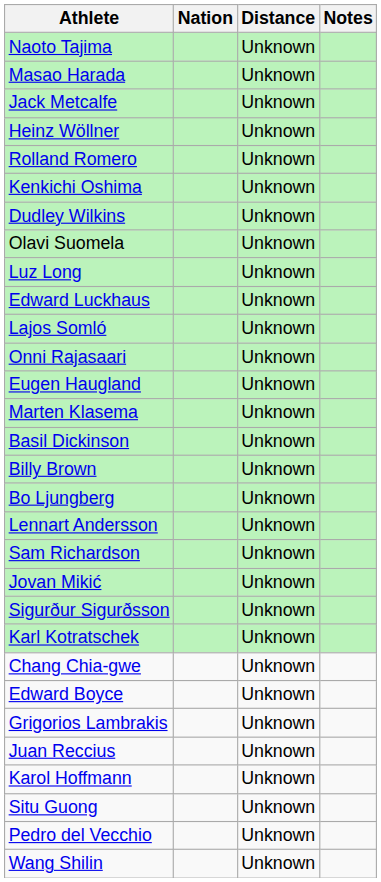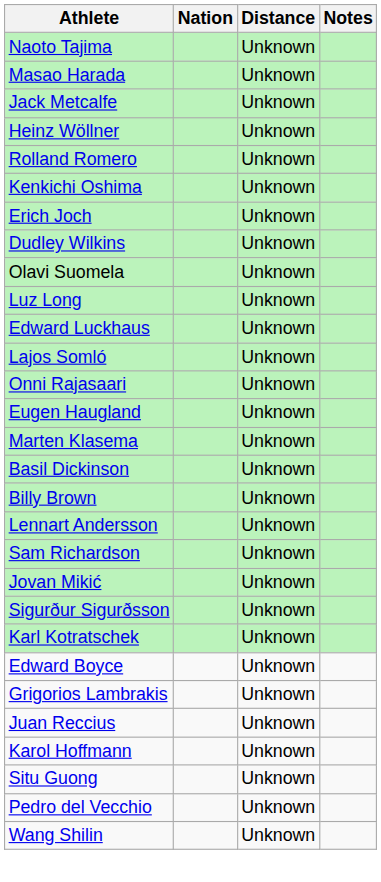+ row: (50, 215)
- row: (61, 497)
- row: (75, 666)
